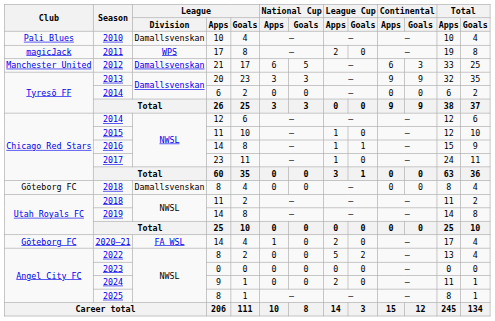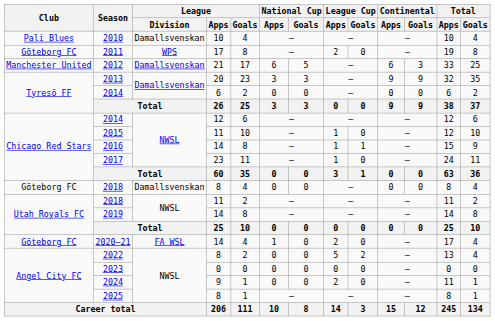(49, 52) magicJack -> (49, 52) Göteborg FC
